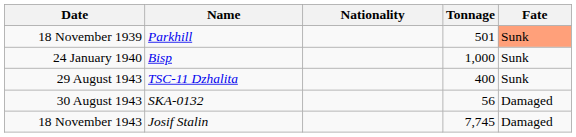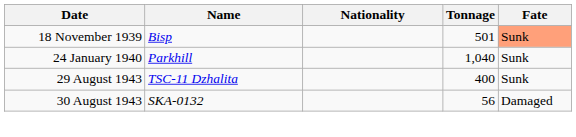(170, 36) Parkhill -> (160, 36) Bisp
(160, 57) Bisp -> (170, 57) Parkhill
(480, 57) 1,000 -> (480, 57) 1,040
- row: (90, 121)
